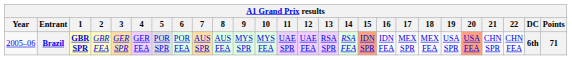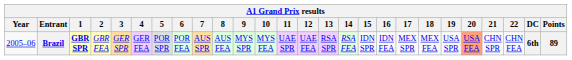(367, 43) lightsalmon background -> (367, 43) no background
(554, 43) 71 -> (554, 43) 89
